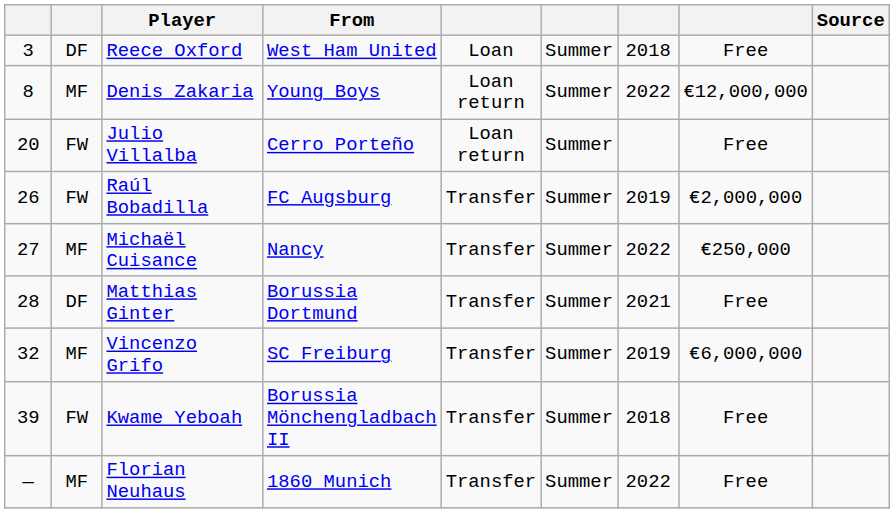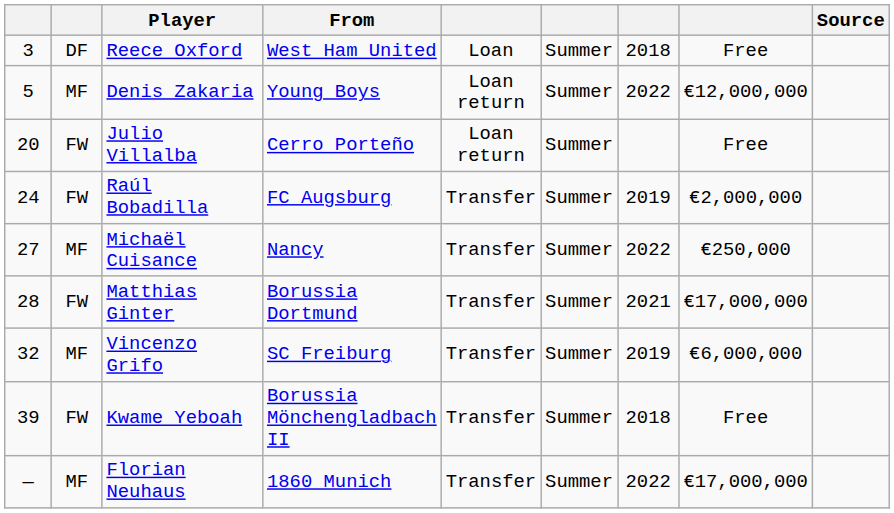(28, 92) 8 -> (28, 92) 5
(28, 197) 26 -> (28, 197) 24
(77, 302) DF -> (77, 302) FW
(746, 302) Free -> (746, 302) €17,000,000
(746, 481) Free -> (746, 481) €17,000,000
